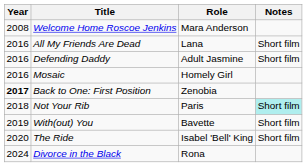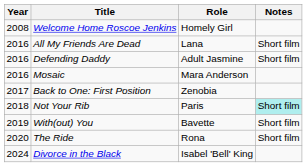(215, 28) Mara Anderson -> (207, 28) Homely Girl
(207, 75) Homely Girl -> (215, 75) Mara Anderson
(18, 91) bold -> (18, 91) normal
(217, 138) Isabel 'Bell' King -> (193, 138) Rona
(193, 153) Rona -> (217, 153) Isabel 'Bell' King
